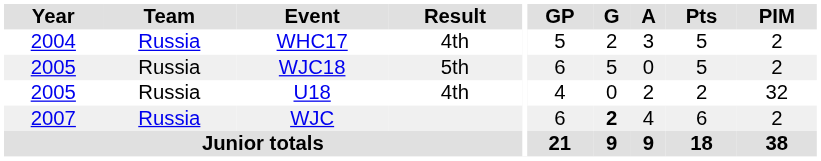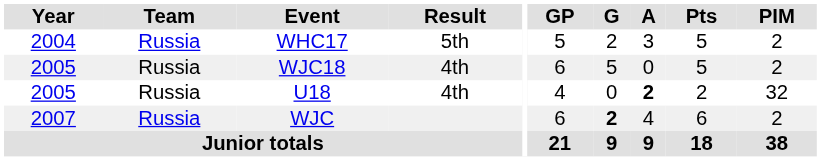(455, 41) 4th -> (455, 41) 5th
(455, 67) 5th -> (455, 67) 4th
(649, 92) normal -> (649, 92) bold
